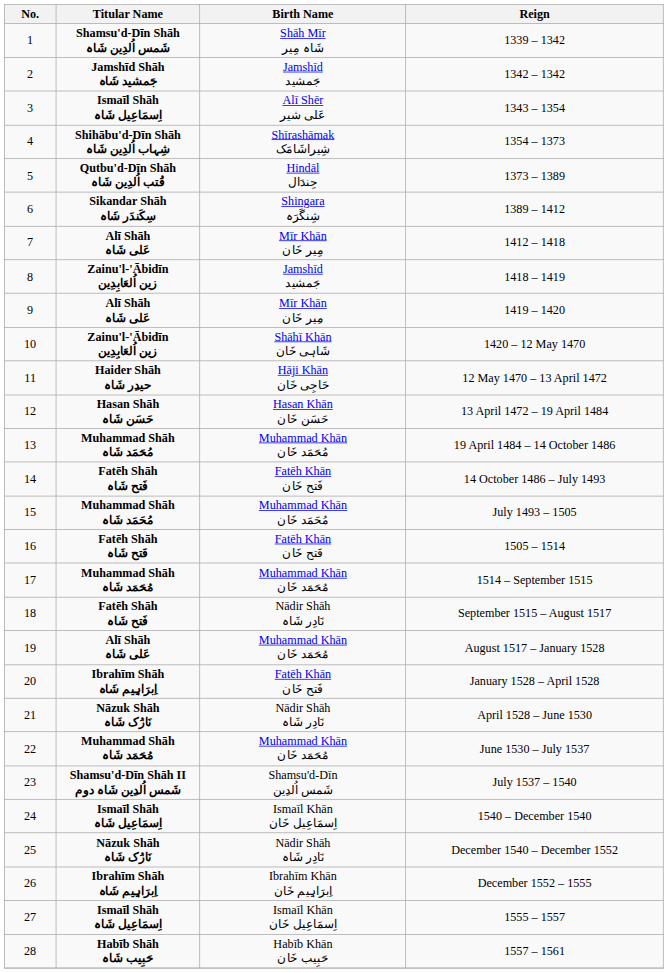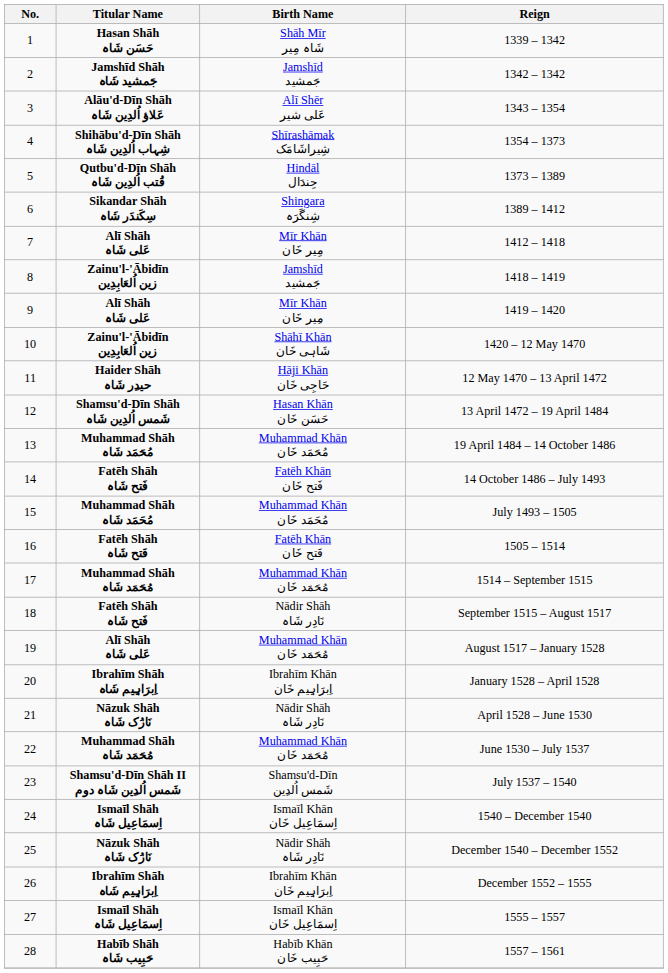(128, 40) Shamsu'd-Dīn Shāh شَمس اُلدِین شَاہ -> (128, 40) Hasan Shāh حَسَن شَاہ
(128, 108) Ismaīl Shāh اِسمَاعِیل شَاہ -> (128, 108) Alāu'd-Dīn Shāh عَلاؤ اُلدِین شَاہ
(128, 411) Hasan Shāh حَسَن شَاہ -> (128, 411) Shamsu'd-Dīn Shāh شَمس اُلدِین شَاہ
(303, 681) Fatēh Khān فَتح خَان -> (303, 681) Ibrahīm Khān اِبرَاہِیم خَان
